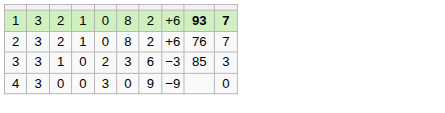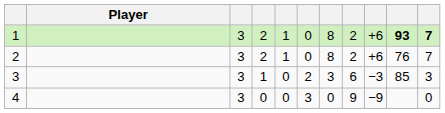+ column: (128, 14)
